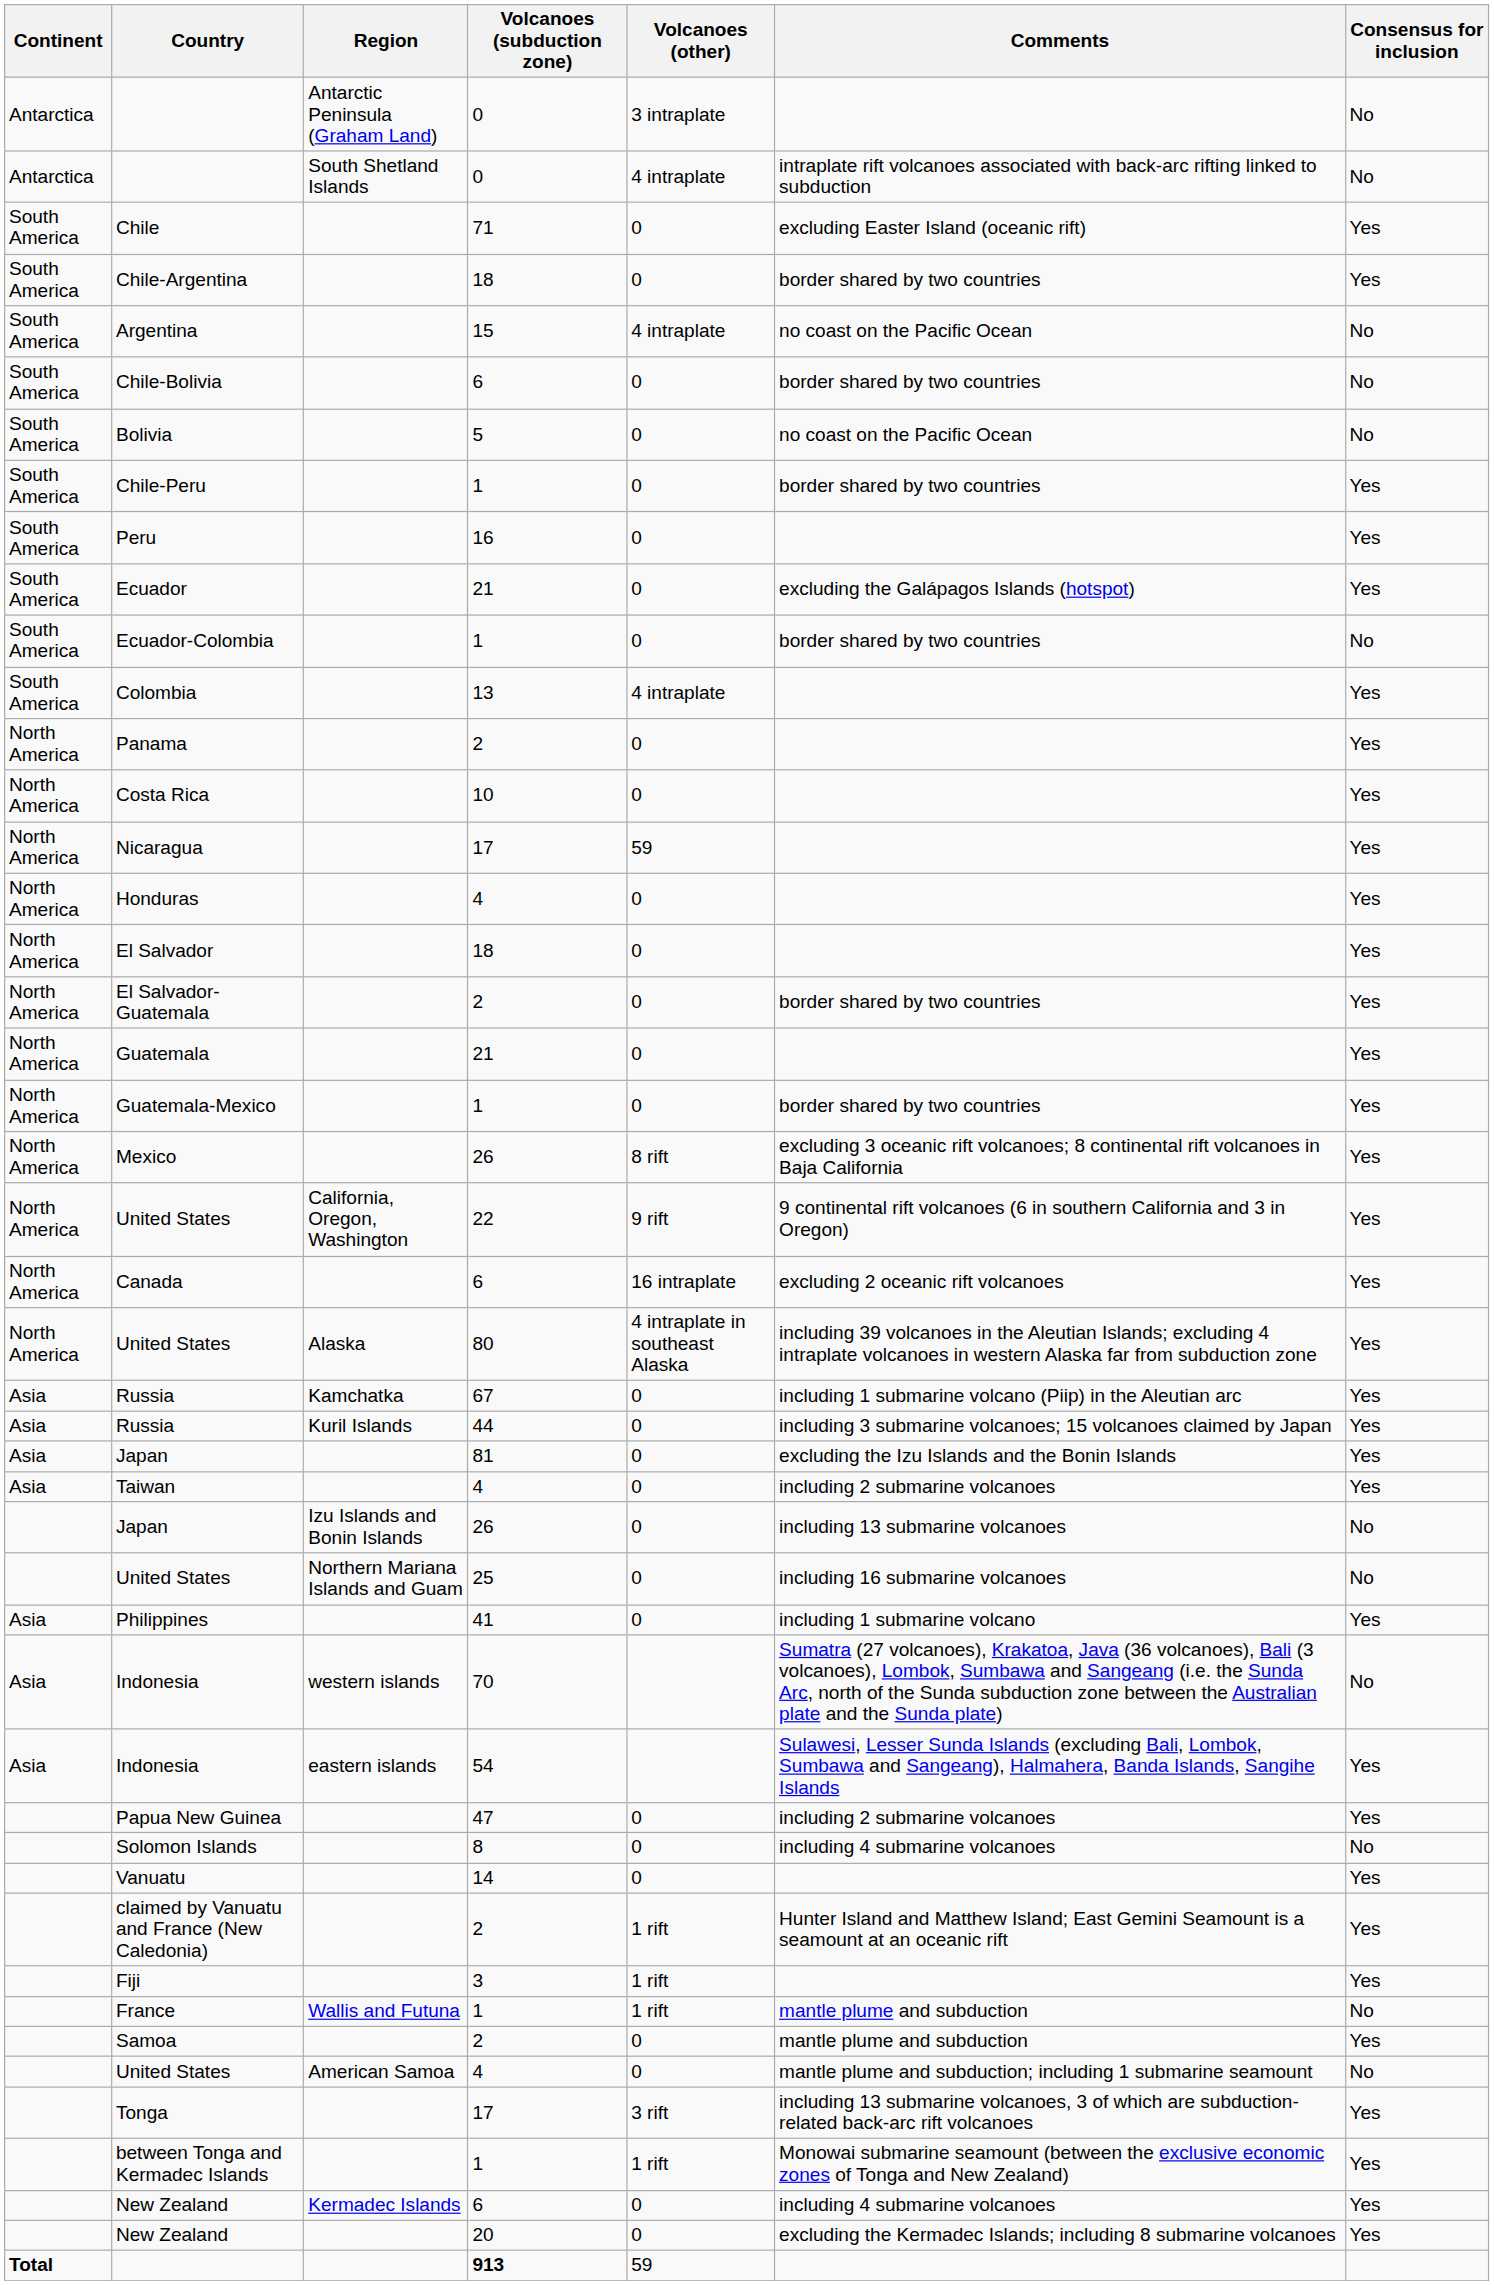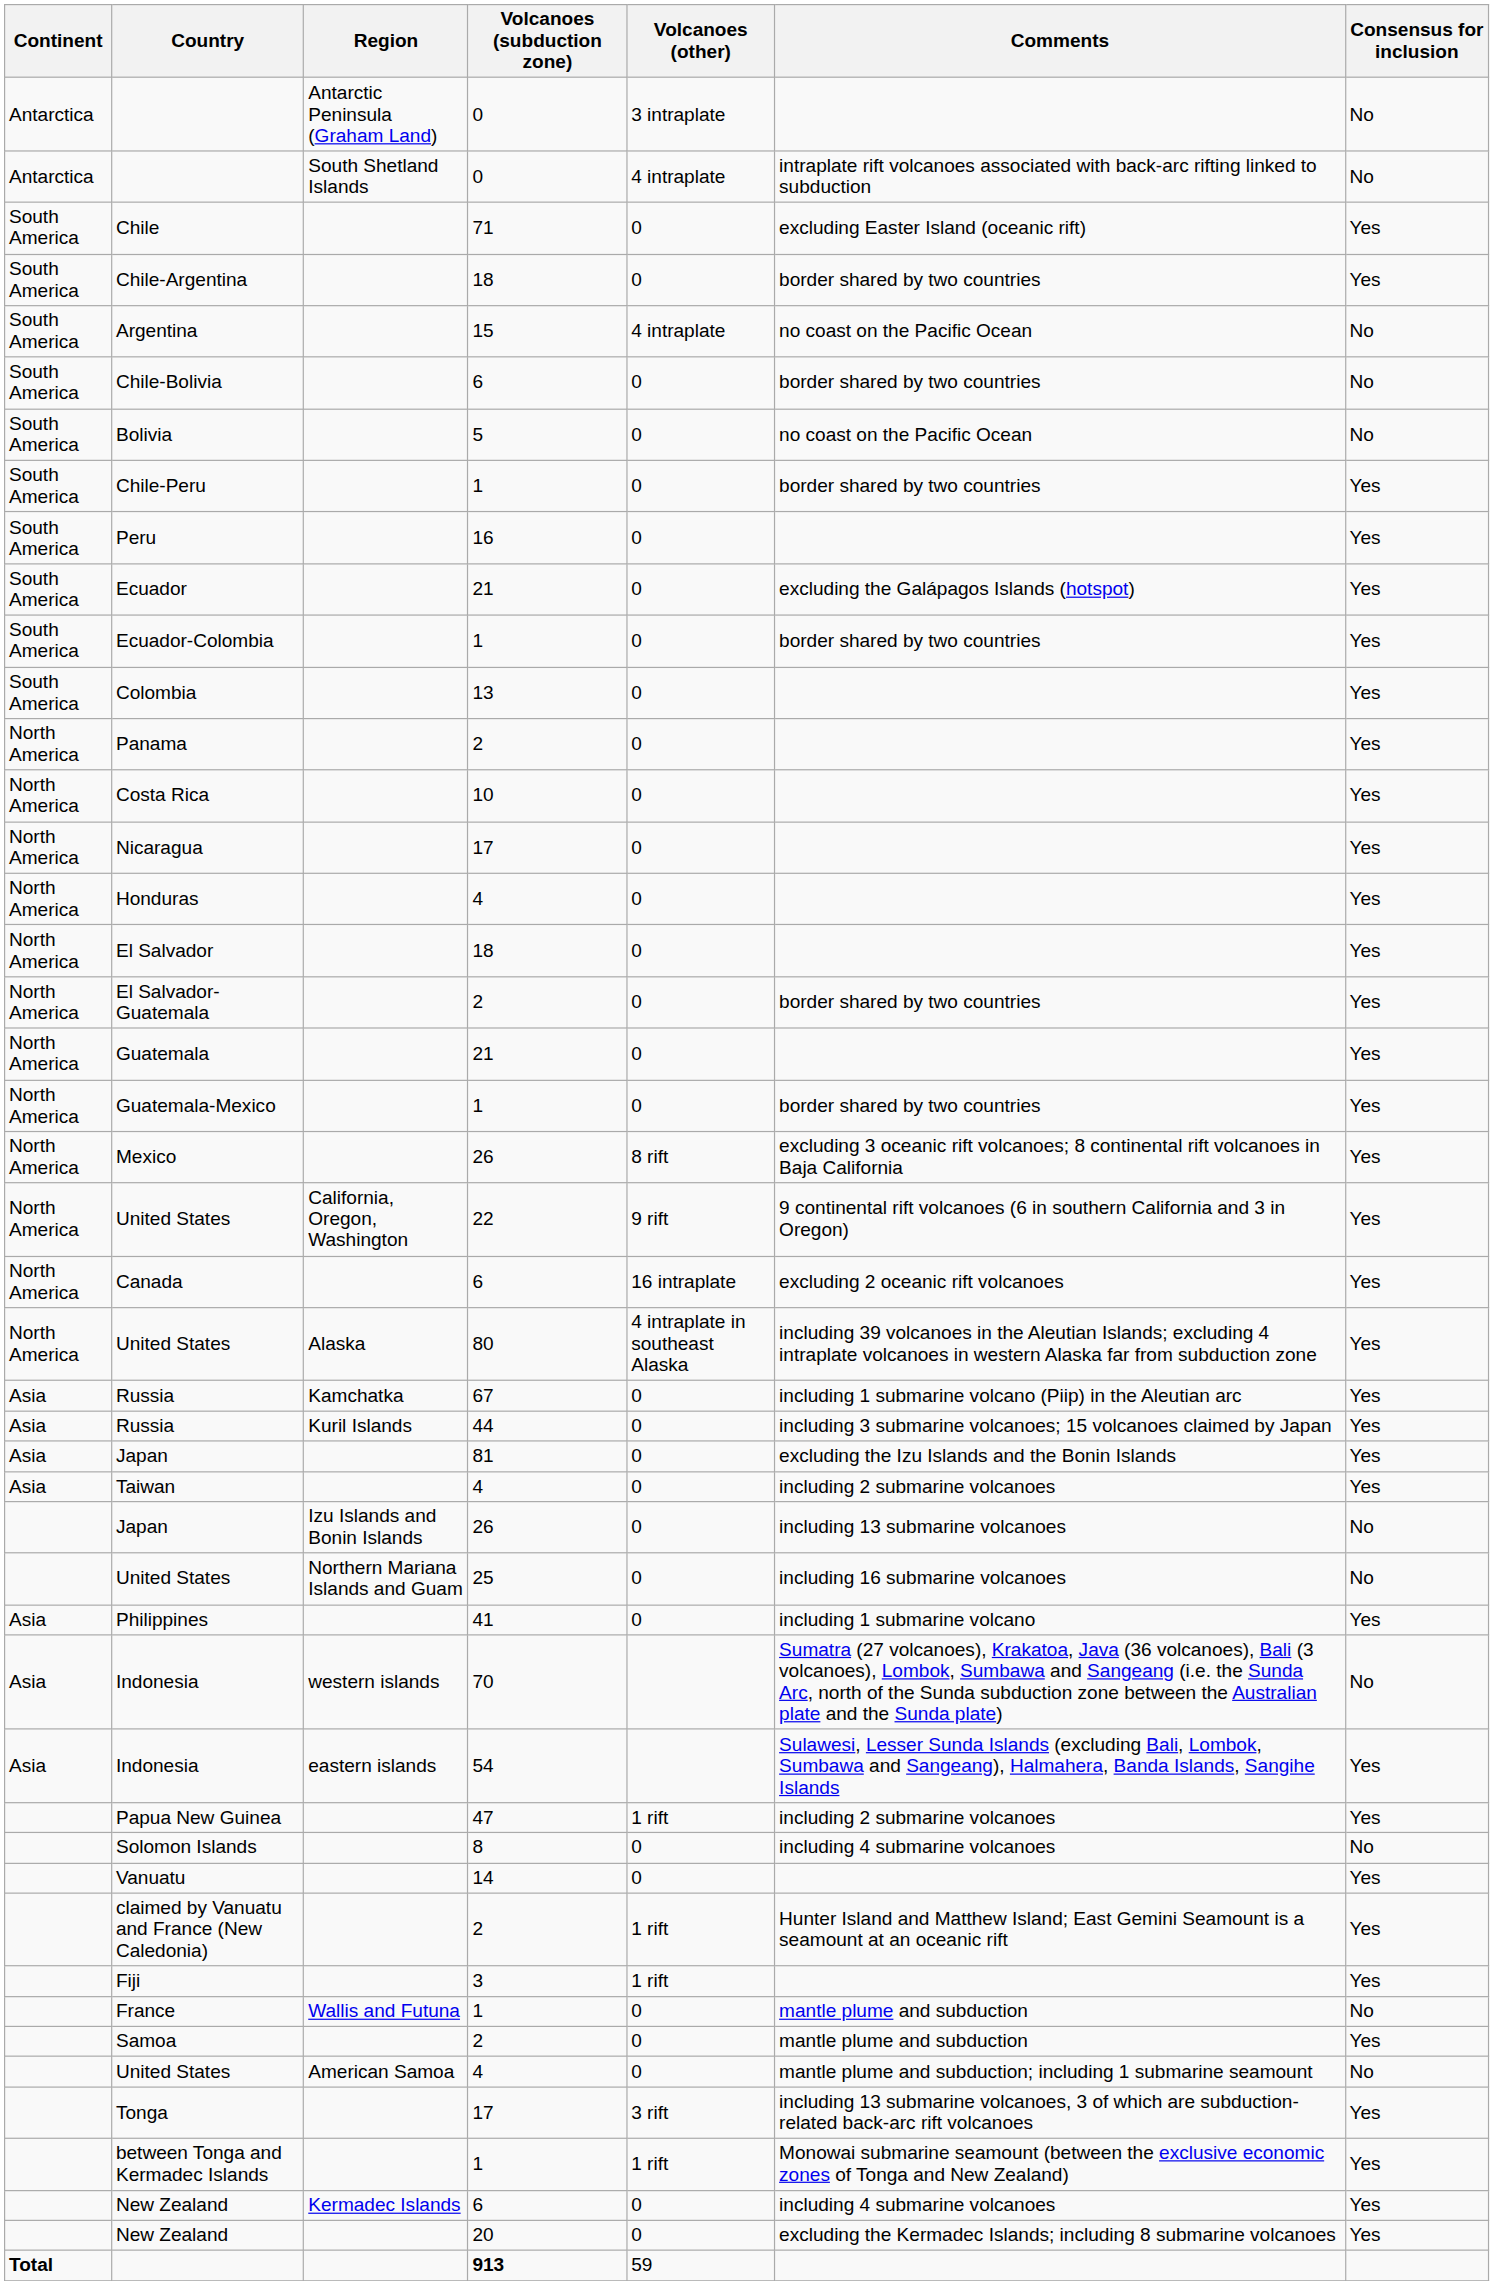(1362, 640) No -> (1365, 640) Yes
(678, 692) 4 intraplate -> (637, 692) 0
(642, 847) 59 -> (637, 847) 0
(637, 1817) 0 -> (650, 1817) 1 rift
(650, 2011) 1 rift -> (637, 2011) 0
